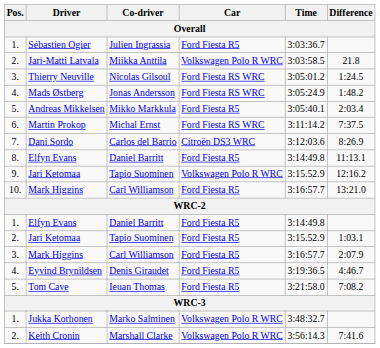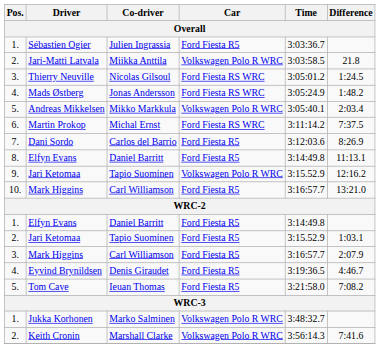(210, 109) Ford Fiesta R5 -> (232, 109) Volkswagen Polo R WRC
(218, 142) Citroën DS3 WRC -> (210, 142) Ford Fiesta R5
